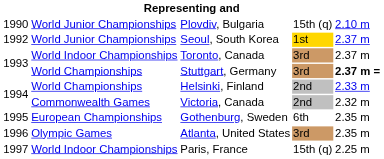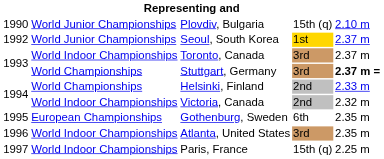(91, 102) Commonwealth Games -> (104, 102) World Indoor Championships
(72, 133) Olympic Games -> (104, 133) World Indoor Championships
